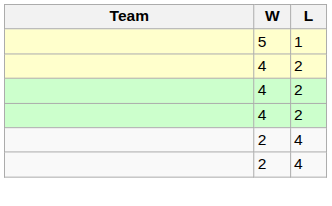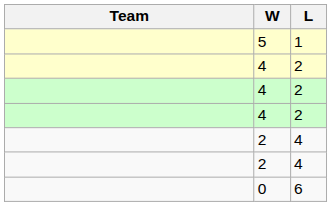+ row: (262, 189)
